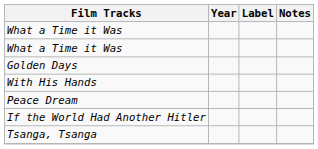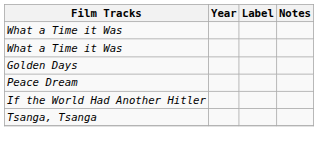- row: (52, 83)
